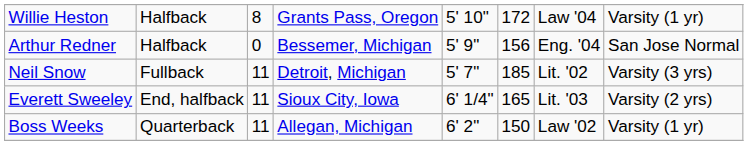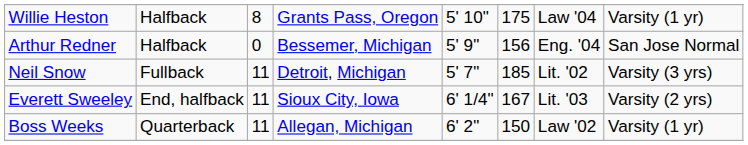(516, 18) 172 -> (516, 18) 175
(516, 99) 165 -> (516, 99) 167
